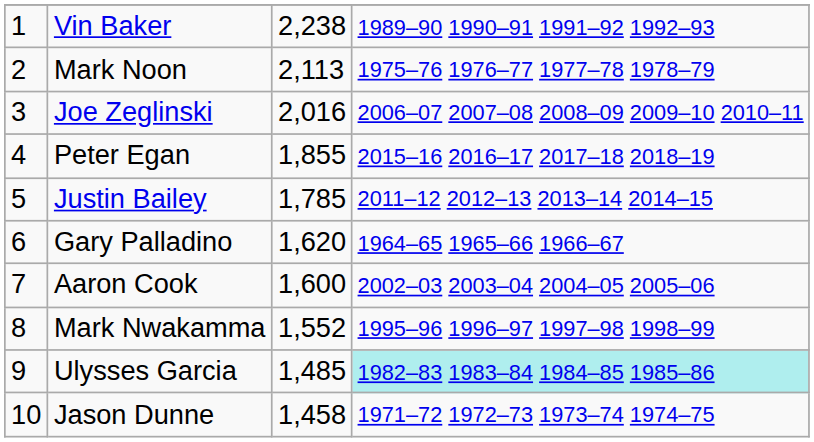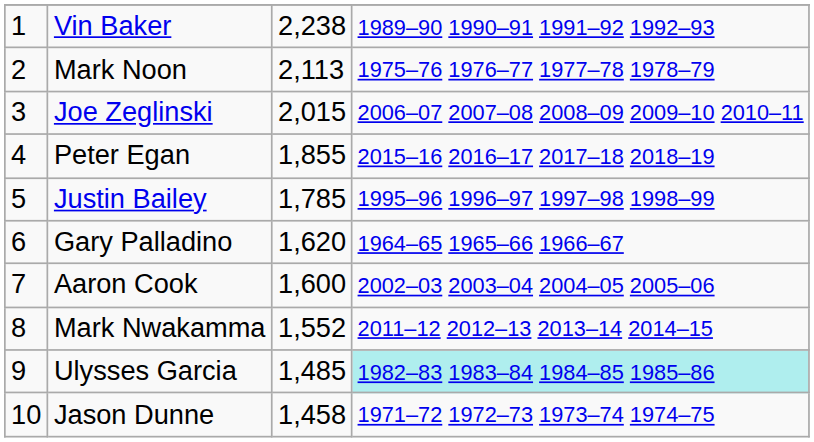(312, 112) 2,016 -> (312, 112) 2,015
(535, 199) 2011–12 2012–13 2013–14 2014–15 -> (536, 199) 1995–96 1996–97 1997–98 1998–99
(536, 328) 1995–96 1996–97 1997–98 1998–99 -> (535, 328) 2011–12 2012–13 2013–14 2014–15
